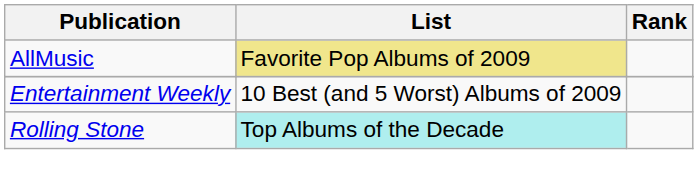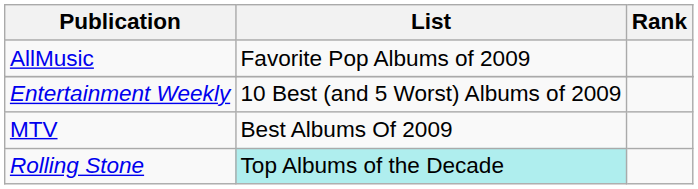(385, 58) khaki background -> (385, 58) no background
+ row: (34, 129)
